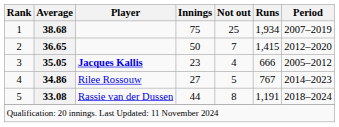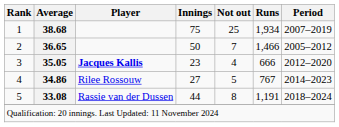(267, 46) 1,415 -> (267, 46) 1,466
(308, 46) 2012–2020 -> (308, 46) 2005–2012
(308, 63) 2005–2012 -> (308, 63) 2012–2020
